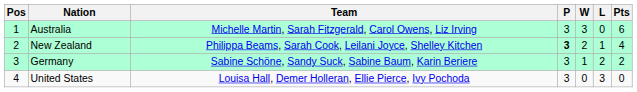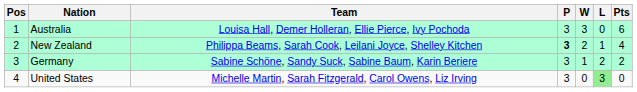(344, 29) Michelle Martin, Sarah Fitzgerald, Carol Owens, Liz Irving -> (344, 29) Louisa Hall, Demer Holleran, Ellie Pierce, Ivy Pochoda
(344, 78) Louisa Hall, Demer Holleran, Ellie Pierce, Ivy Pochoda -> (344, 78) Michelle Martin, Sarah Fitzgerald, Carol Owens, Liz Irving
(602, 78) no background -> (602, 78) lightgreen background
